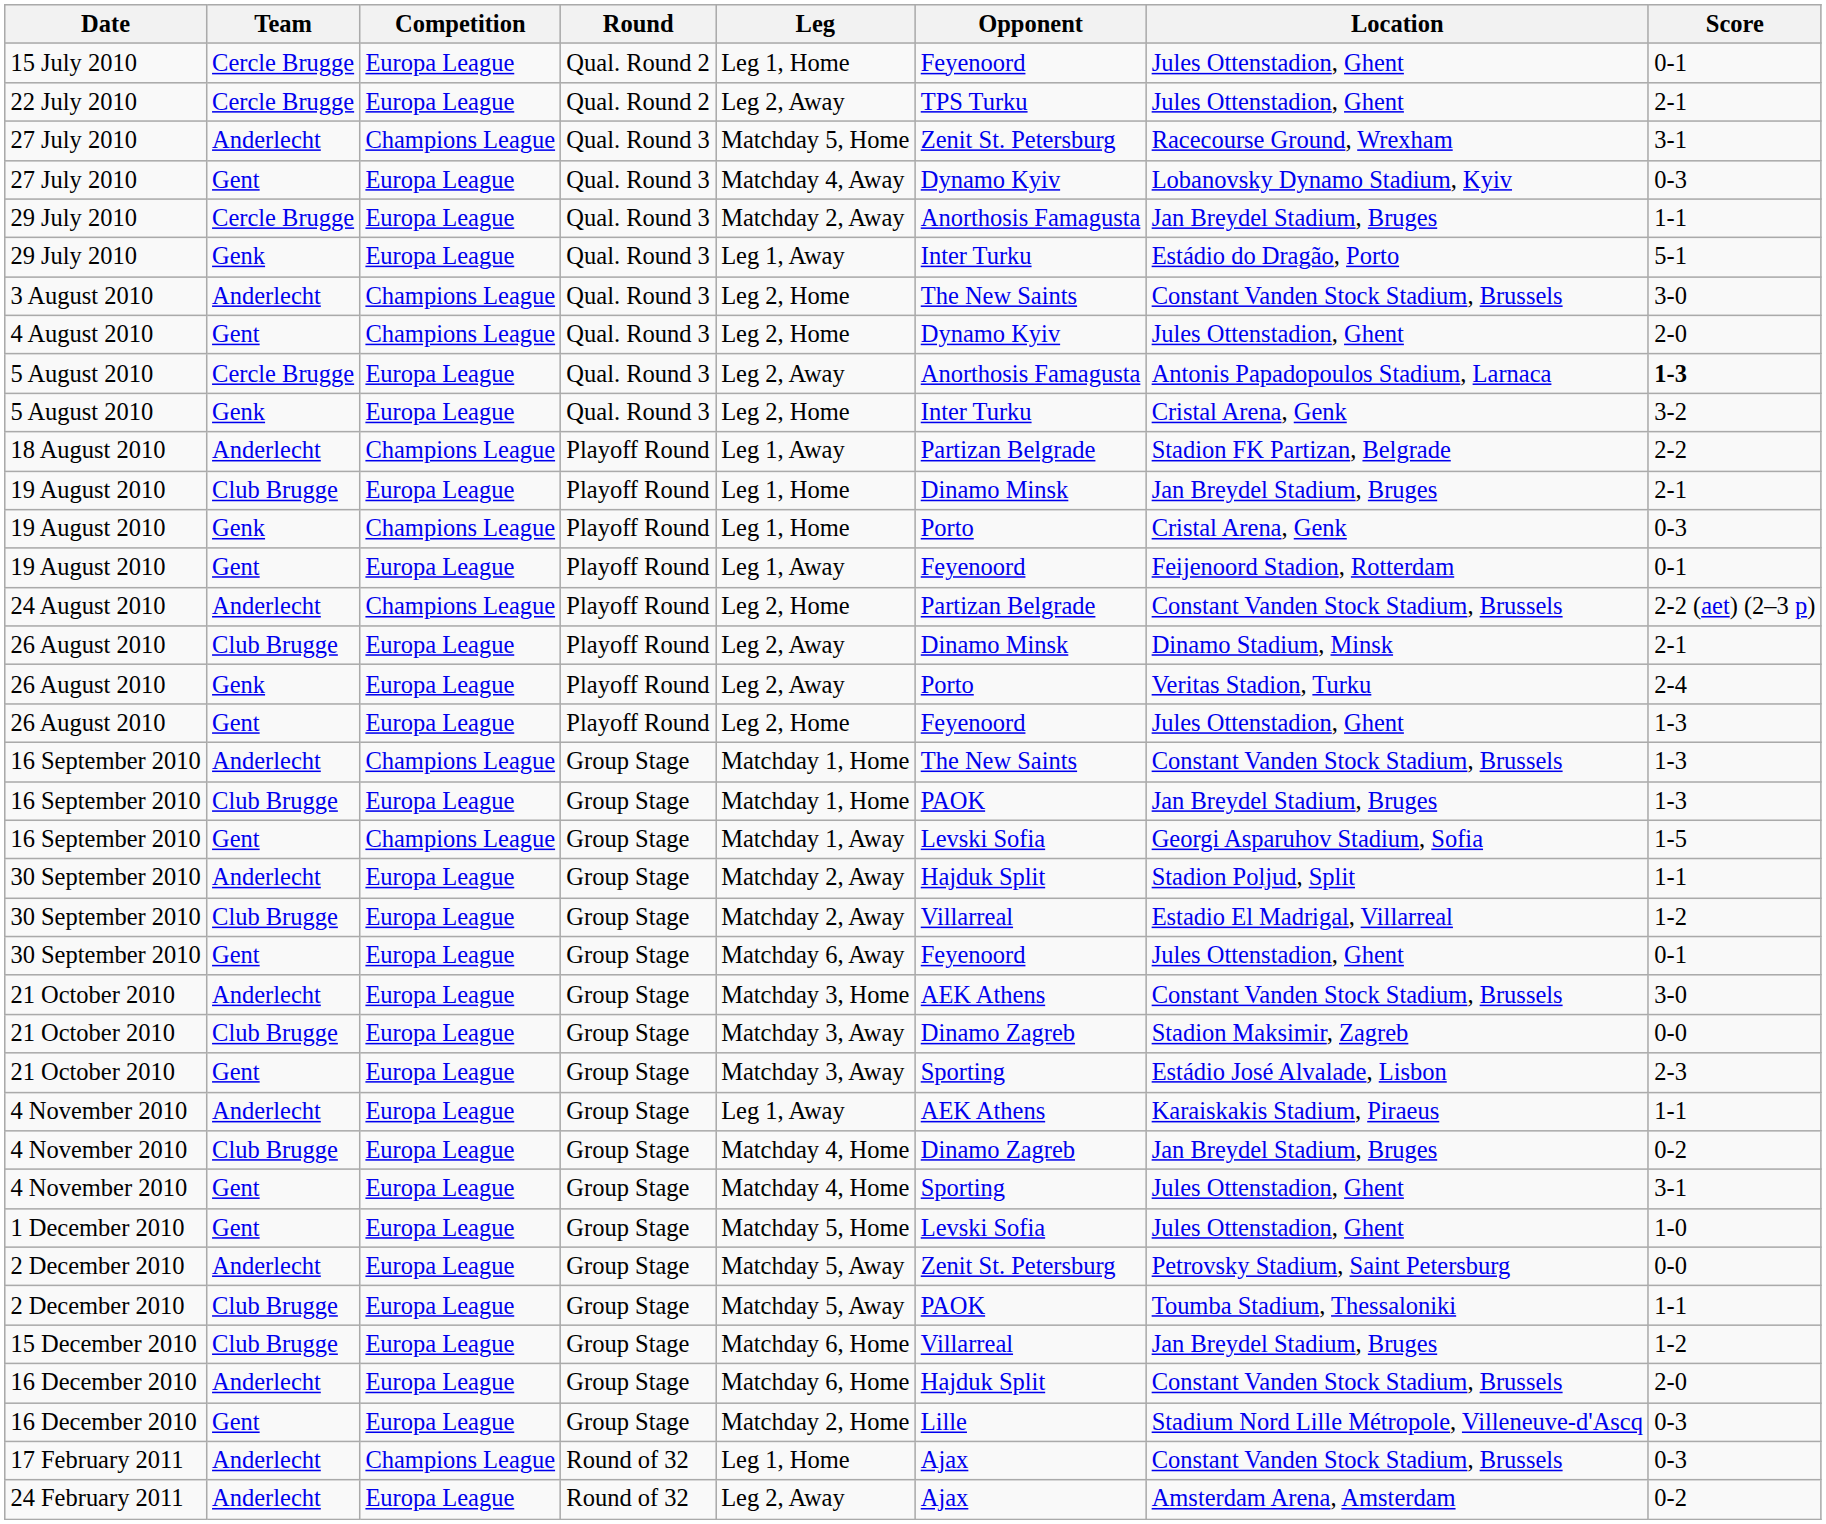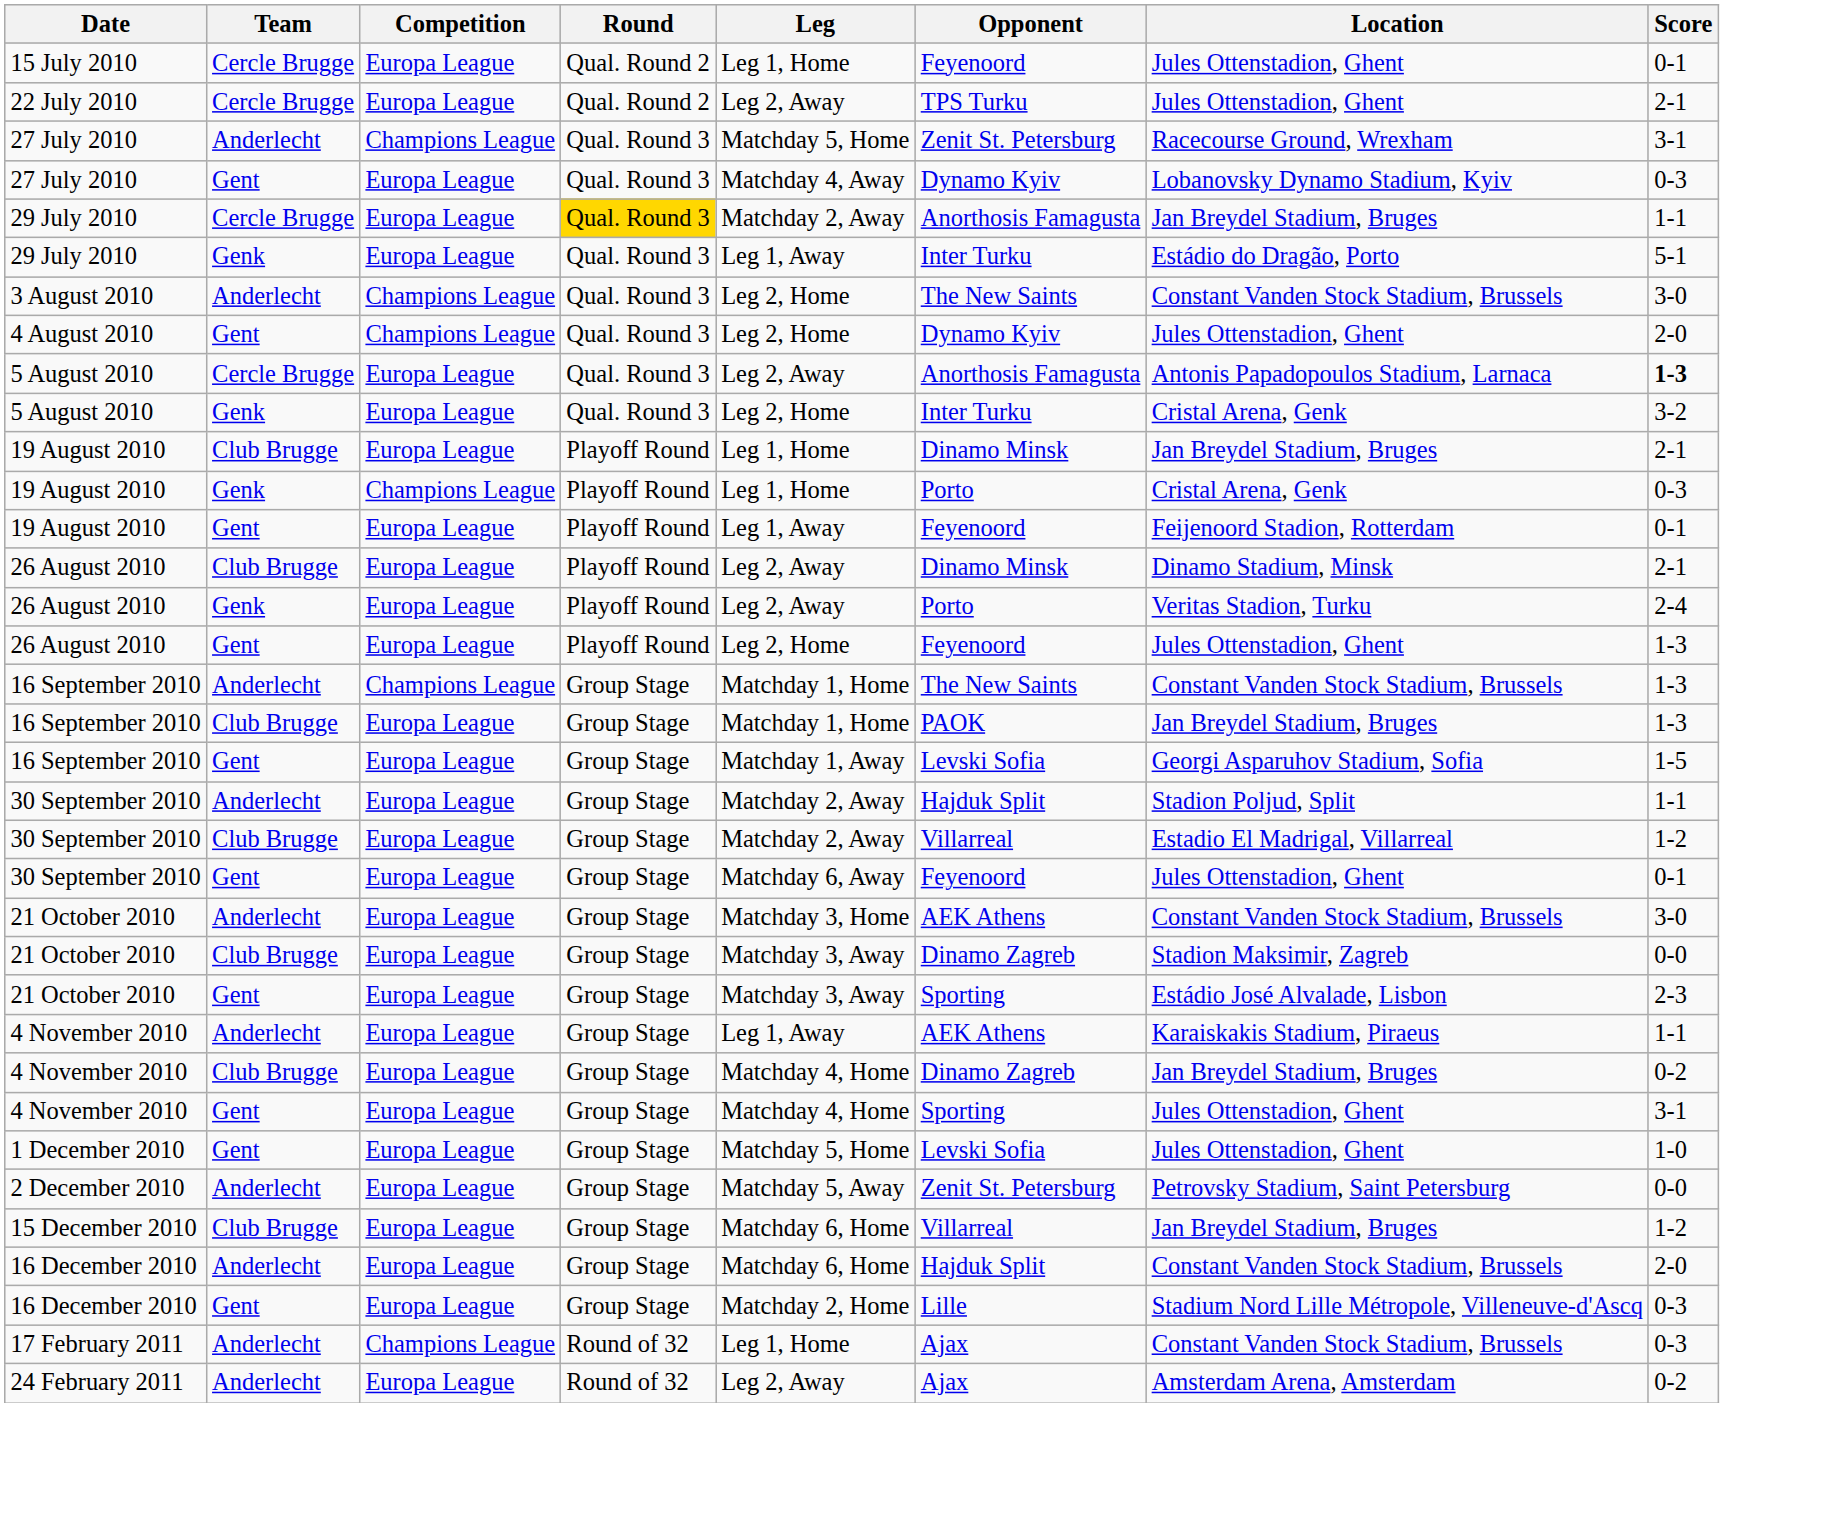(638, 218) no background -> (638, 218) gold background
- row: (88, 450)
- row: (88, 606)
(460, 839) Champions League -> (440, 761) Europa League
- row: (97, 1305)
